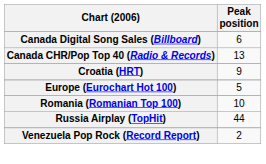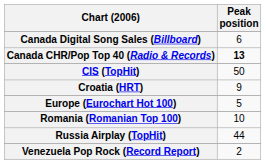(239, 55) normal -> (239, 55) bold
+ row: (111, 71)
